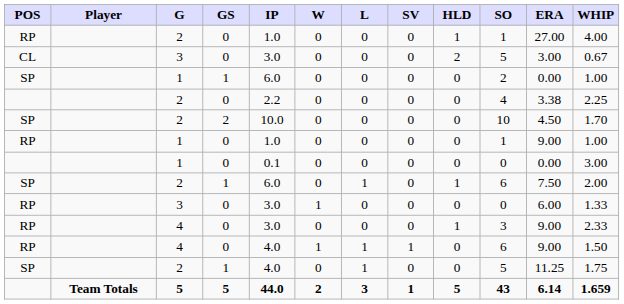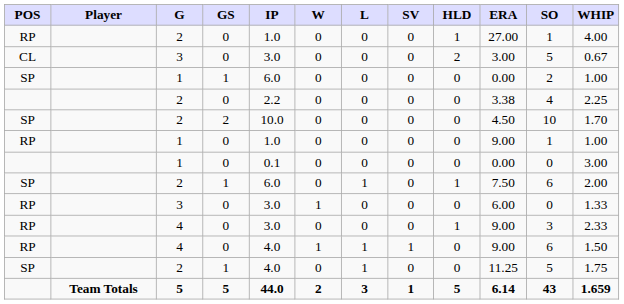columns swapped: (549, 15) <-> (503, 15)
